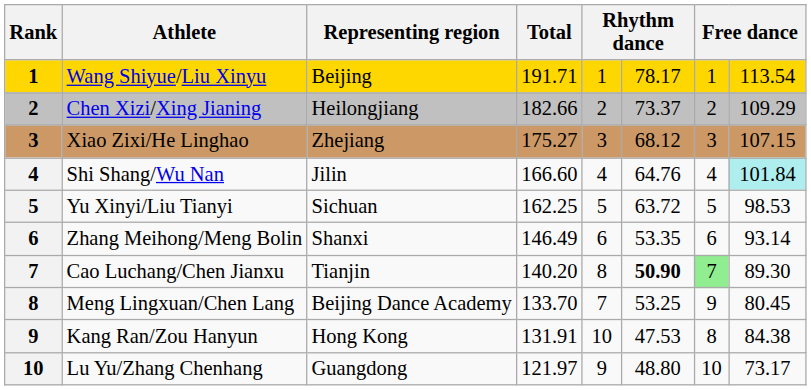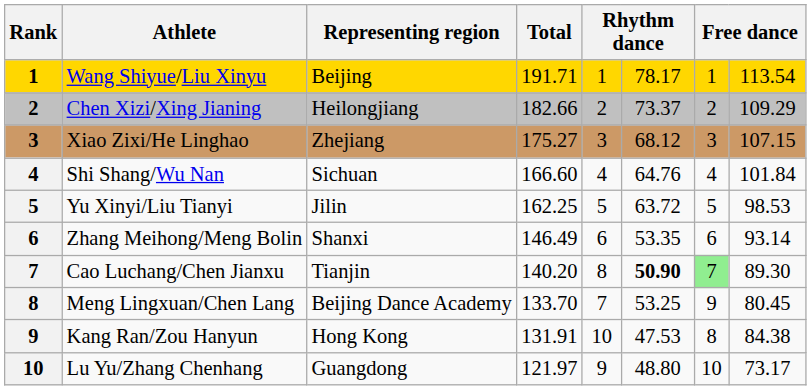(329, 173) Jilin -> (345, 173) Sichuan
(767, 173) paleturquoise background -> (767, 173) no background
(345, 206) Sichuan -> (329, 206) Jilin
